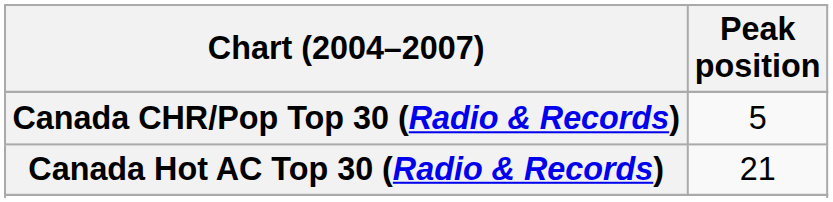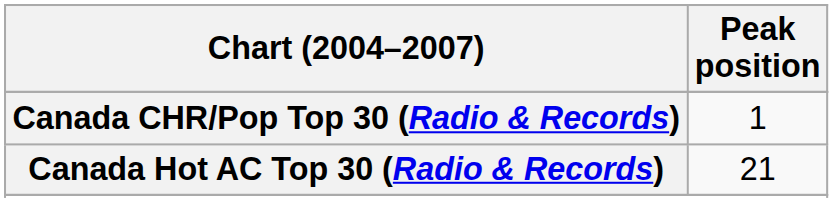(758, 117) 5 -> (758, 117) 1
